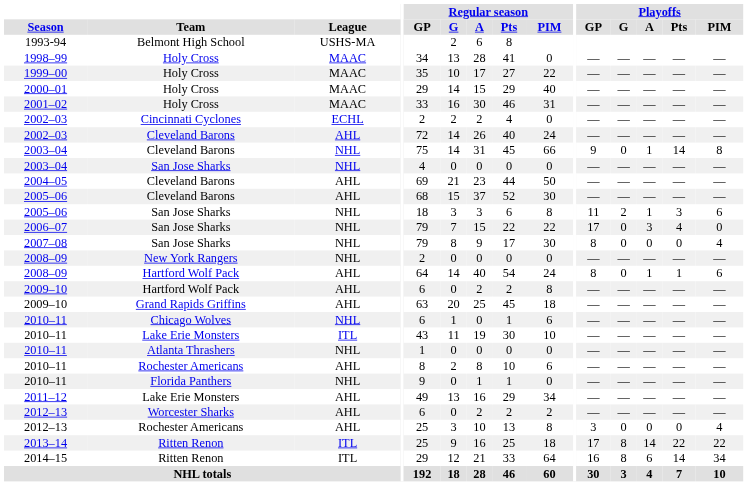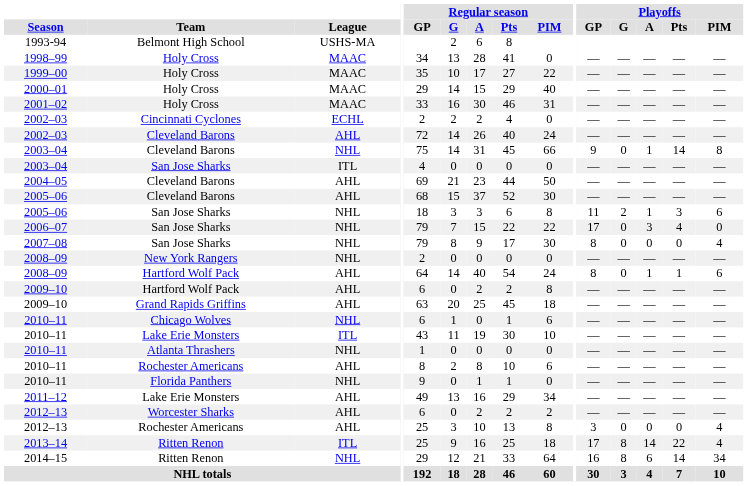(348, 165) NHL -> (348, 165) ITL
(719, 443) 22 -> (719, 443) 4
(348, 458) ITL -> (348, 458) NHL
